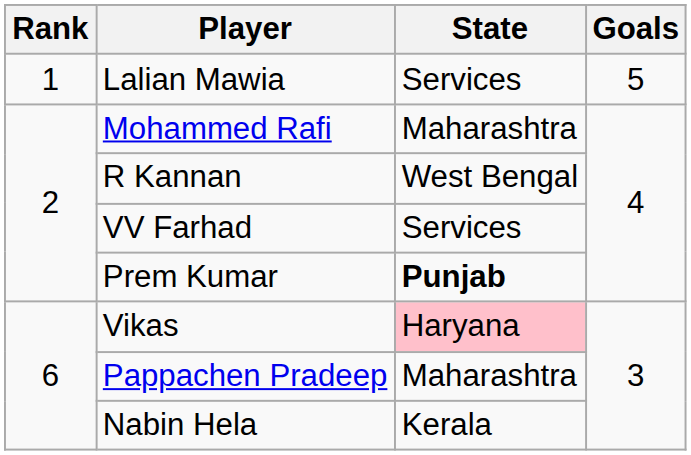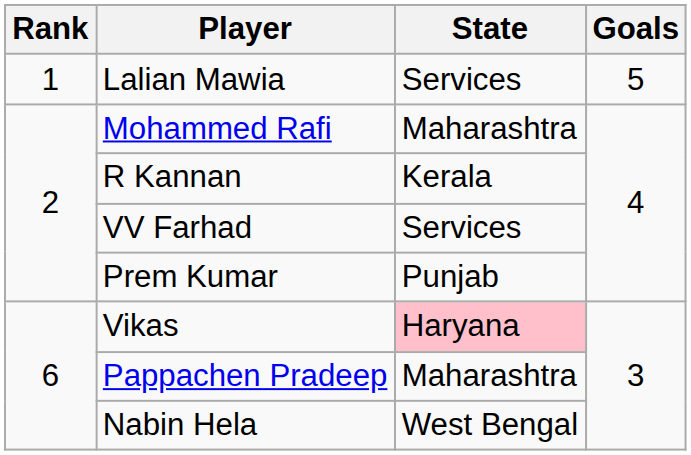(490, 177) West Bengal -> (447, 177) Kerala
(454, 276) bold -> (450, 276) normal
(447, 425) Kerala -> (490, 425) West Bengal
